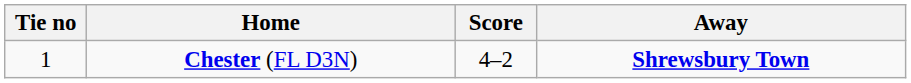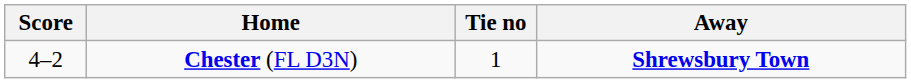columns swapped: (46, 22) <-> (496, 22)
